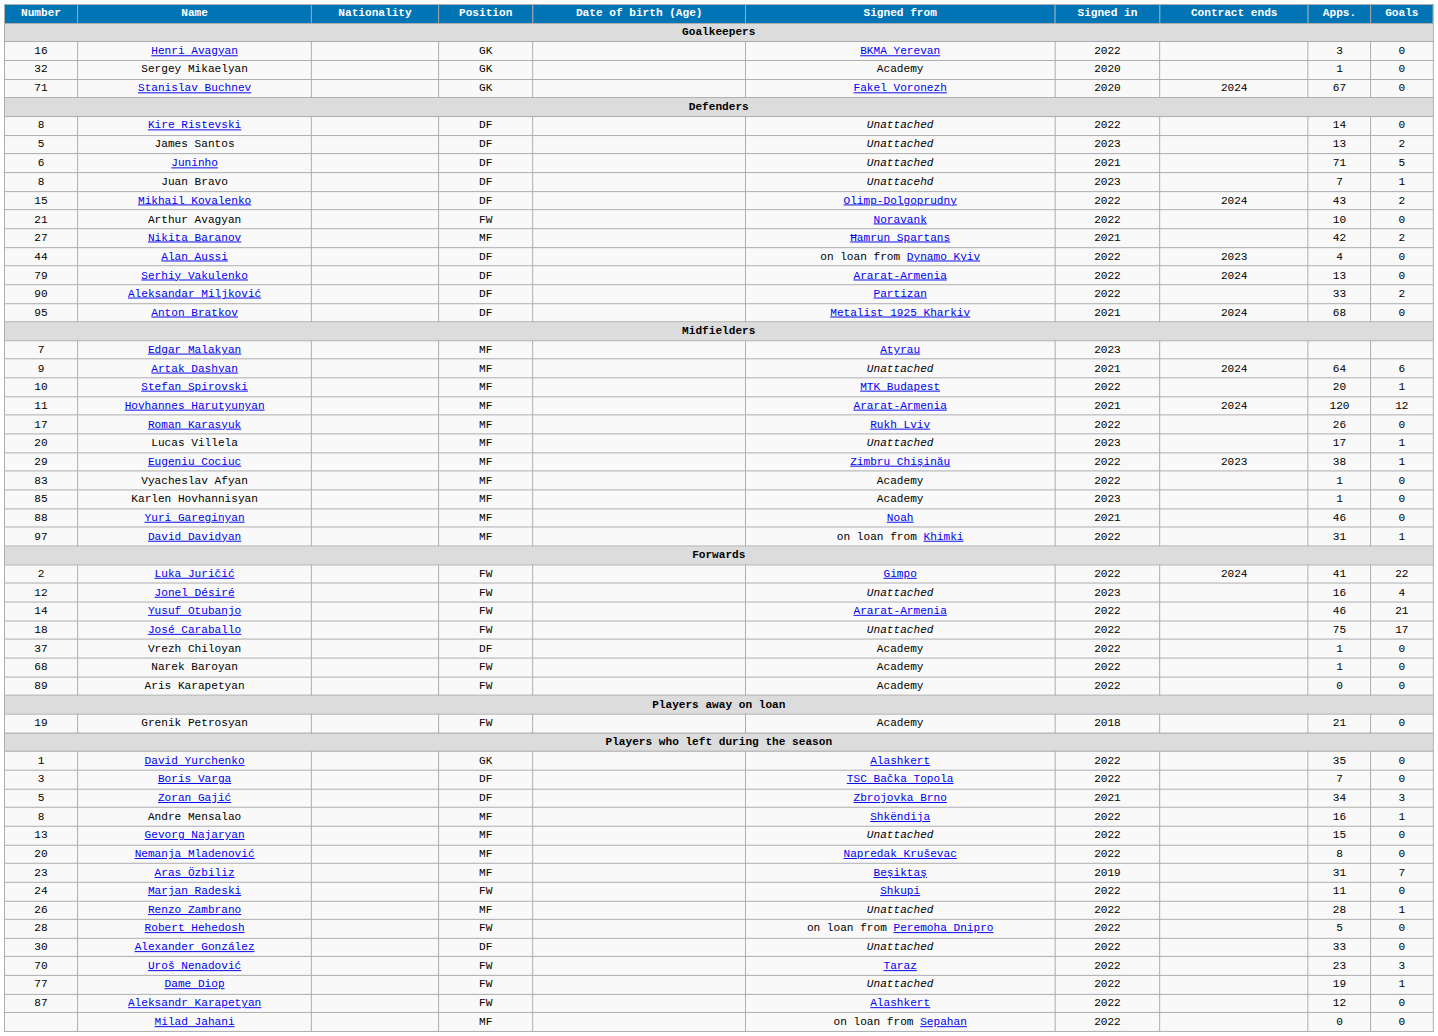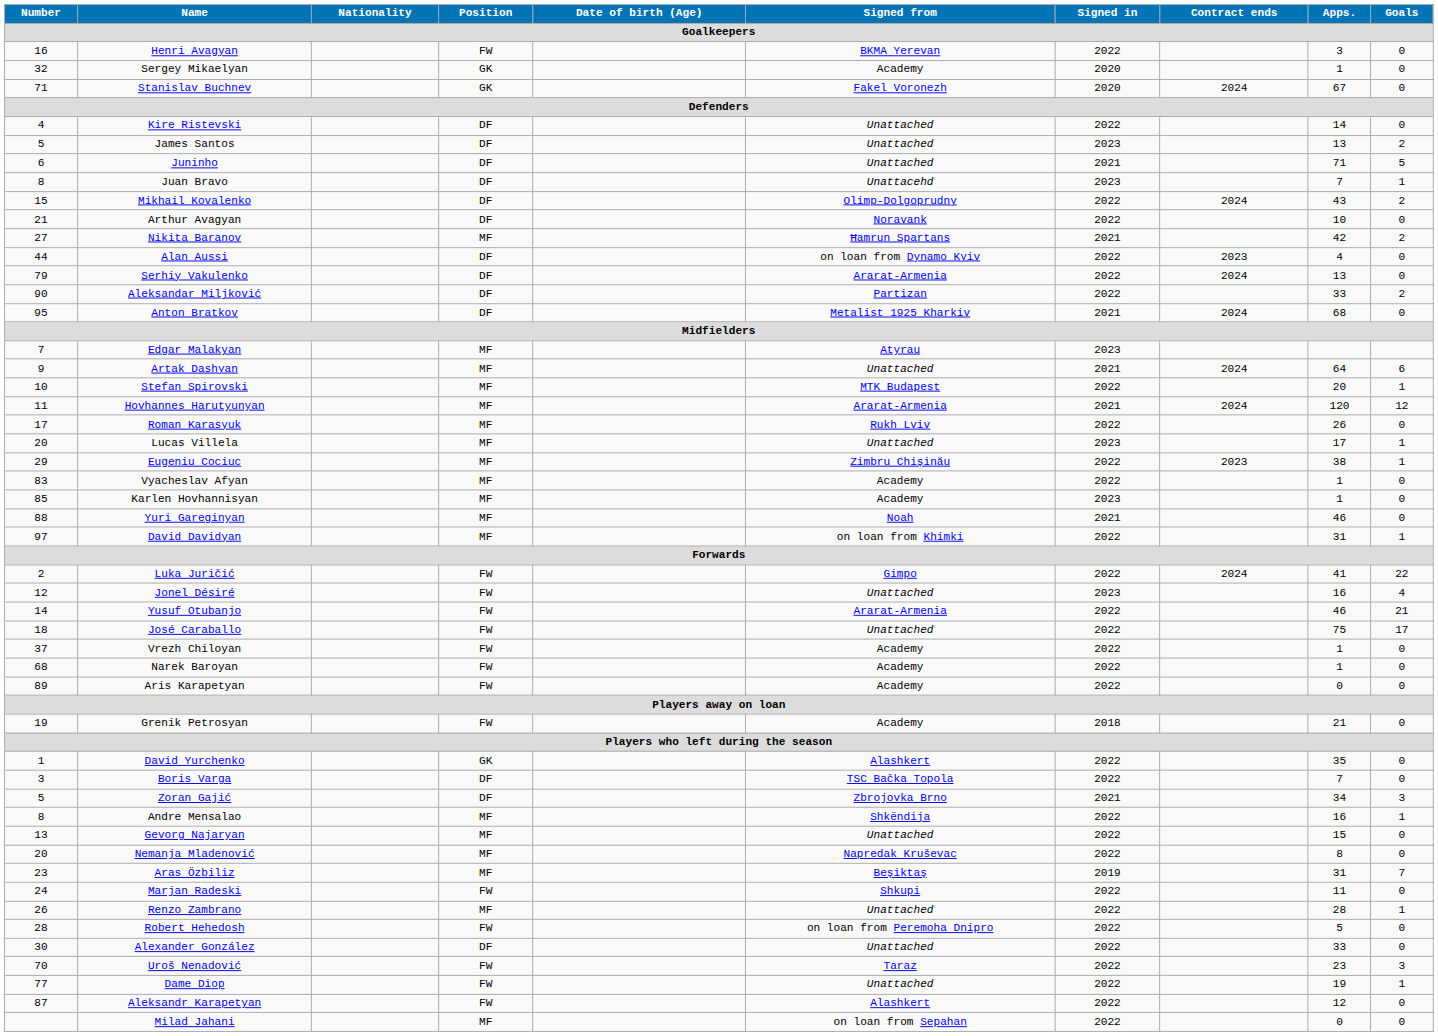(486, 51) GK -> (486, 51) FW
(41, 126) 8 -> (41, 126) 4
(486, 219) FW -> (486, 219) DF
(486, 648) DF -> (486, 648) FW
